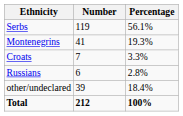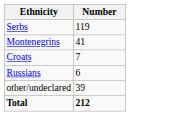- column: (152, 12)
